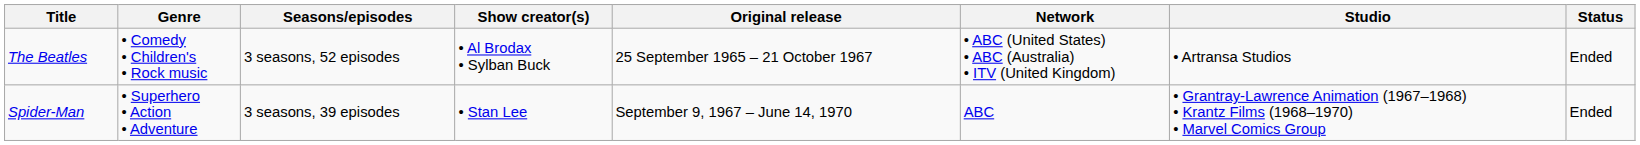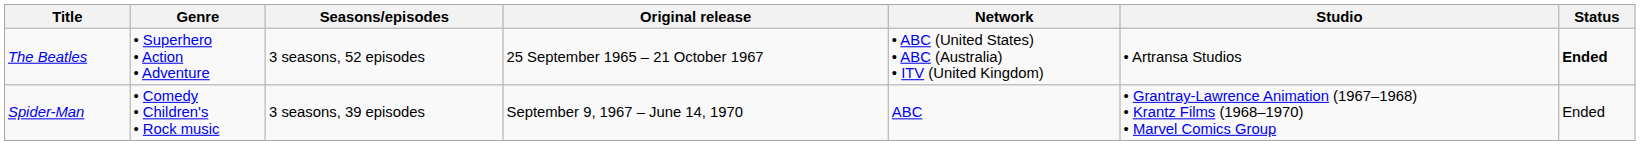- column: (534, 17)
(164, 57) • Comedy • Children's • Rock music -> (173, 57) • Superhero • Action • Adventure
(1591, 57) normal -> (1585, 57) bold
(161, 113) • Superhero • Action • Adventure -> (177, 113) • Comedy • Children's • Rock music
